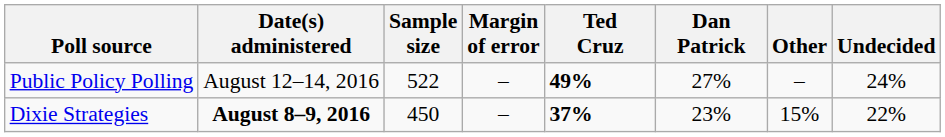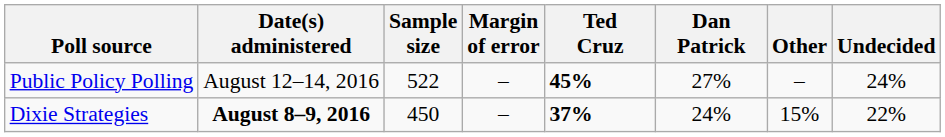(571, 80) 49% -> (571, 80) 45%
(711, 114) 23% -> (711, 114) 24%
